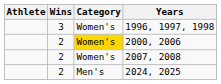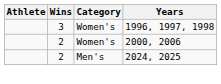(96, 42) gold background -> (96, 42) no background
- row: (153, 57)
